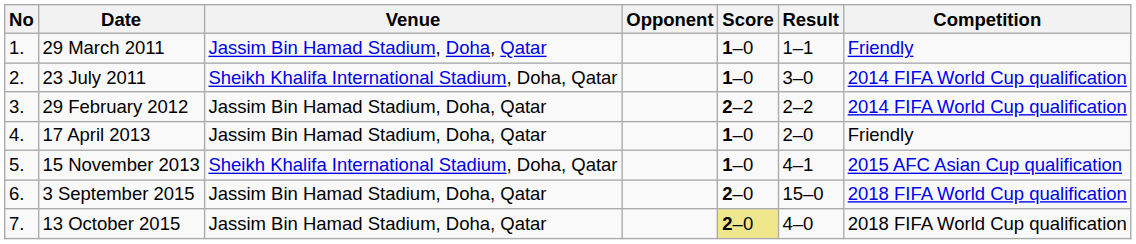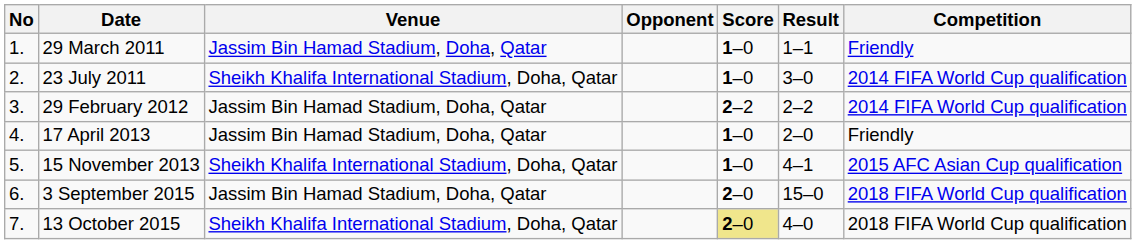(378, 223) Jassim Bin Hamad Stadium, Doha, Qatar -> (413, 223) Sheikh Khalifa International Stadium, Doha, Qatar
